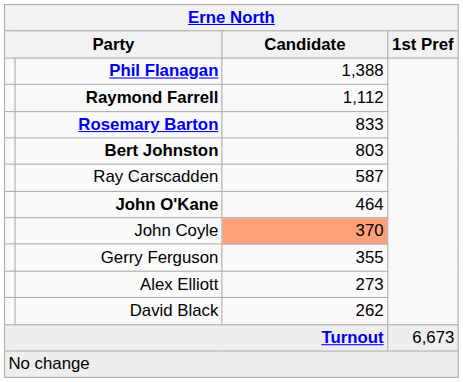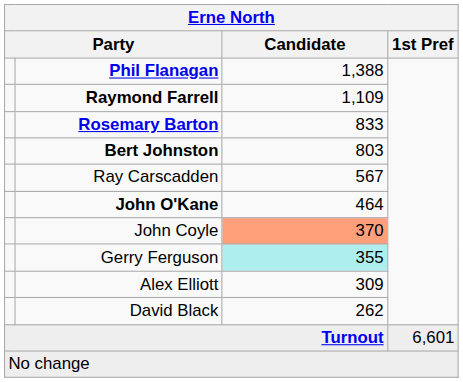(363, 97) 1,112 -> (363, 97) 1,109
(370, 177) 587 -> (370, 177) 567
(370, 257) no background -> (370, 257) paleturquoise background
(370, 284) 273 -> (370, 284) 309
(433, 337) 6,673 -> (433, 337) 6,601
